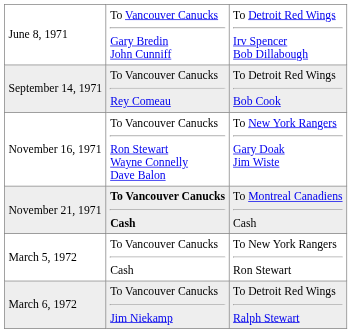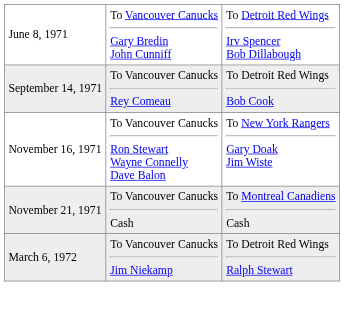(168, 209) bold -> (164, 209) normal
- row: (43, 257)
